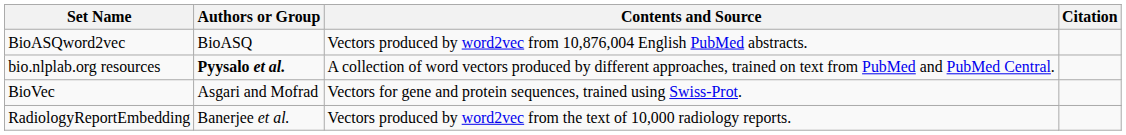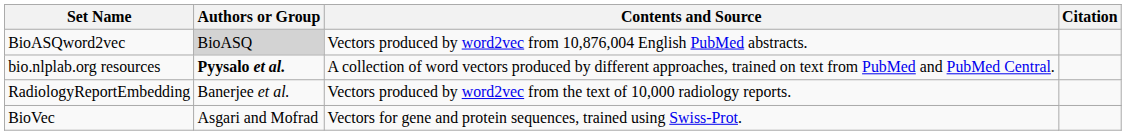(225, 42) no background -> (225, 42) lightgrey background
rows swapped: (31, 92) <-> (99, 117)
